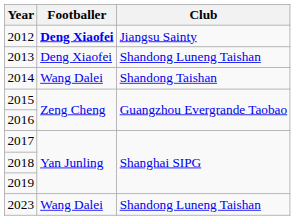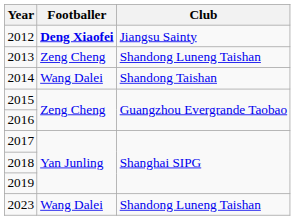(76, 57) Deng Xiaofei -> (73, 57) Zeng Cheng
